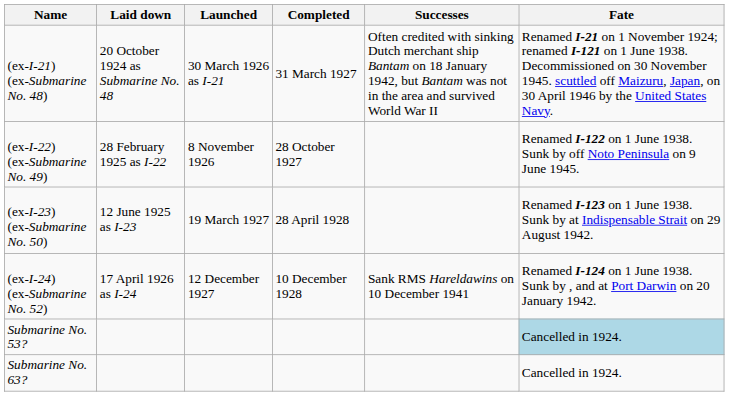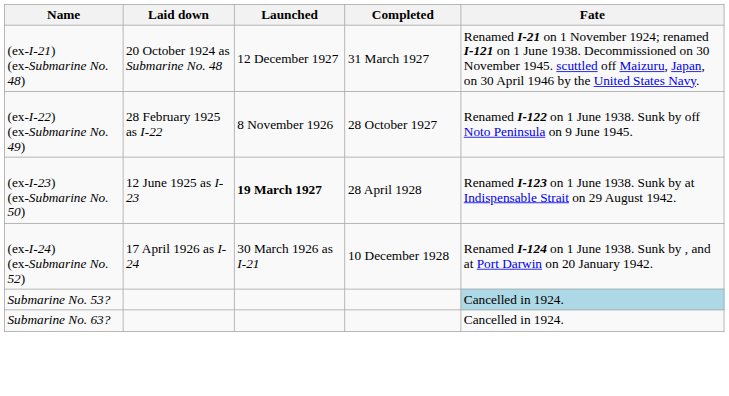- column: (442, 15)
(229, 73) 30 March 1926 as I-21 -> (288, 58) 12 December 1927
(229, 220) normal -> (280, 190) bold
(224, 286) 12 December 1927 -> (285, 256) 30 March 1926 as I-21
